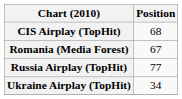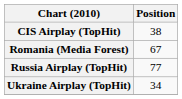(156, 31) 68 -> (156, 31) 38
